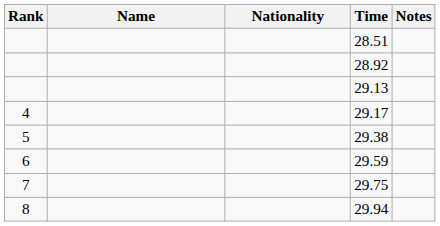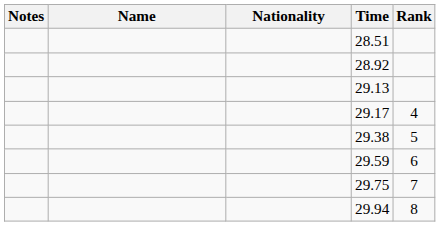columns swapped: (26, 16) <-> (414, 16)
